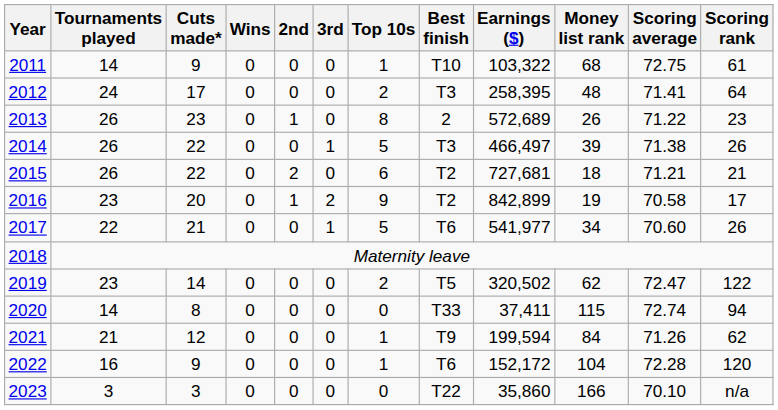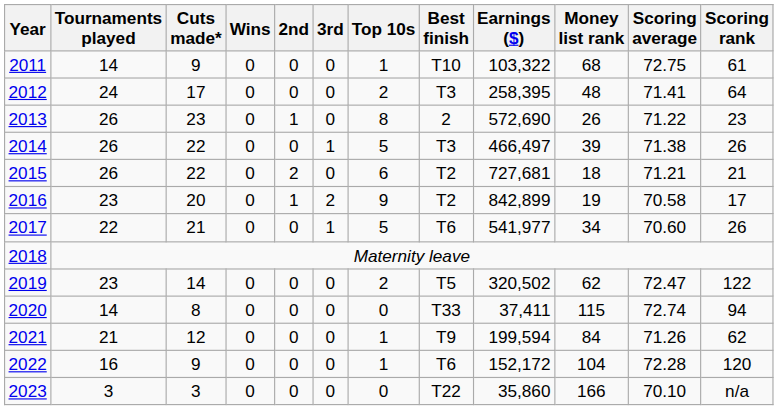(519, 119) 572,689 -> (519, 119) 572,690
